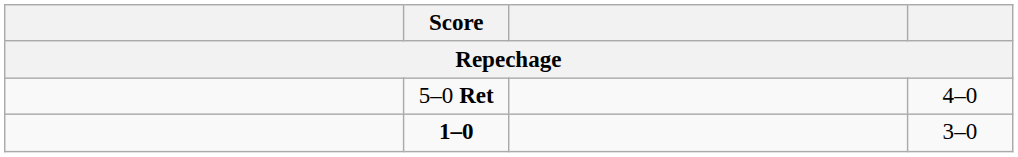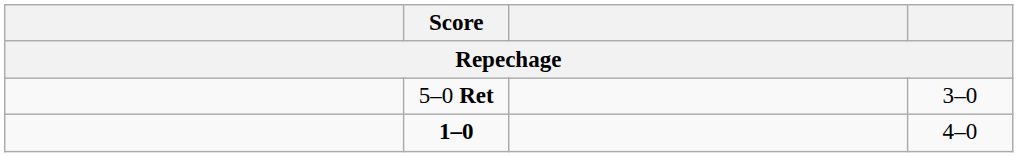(960, 95) 4–0 -> (960, 95) 3–0
(960, 132) 3–0 -> (960, 132) 4–0
